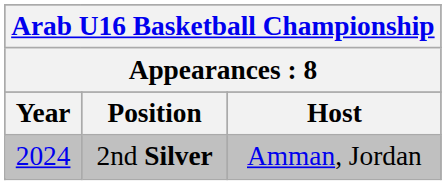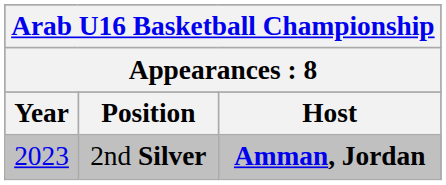(43, 156) 2024 -> (42, 156) 2023
(334, 156) normal -> (330, 156) bold
